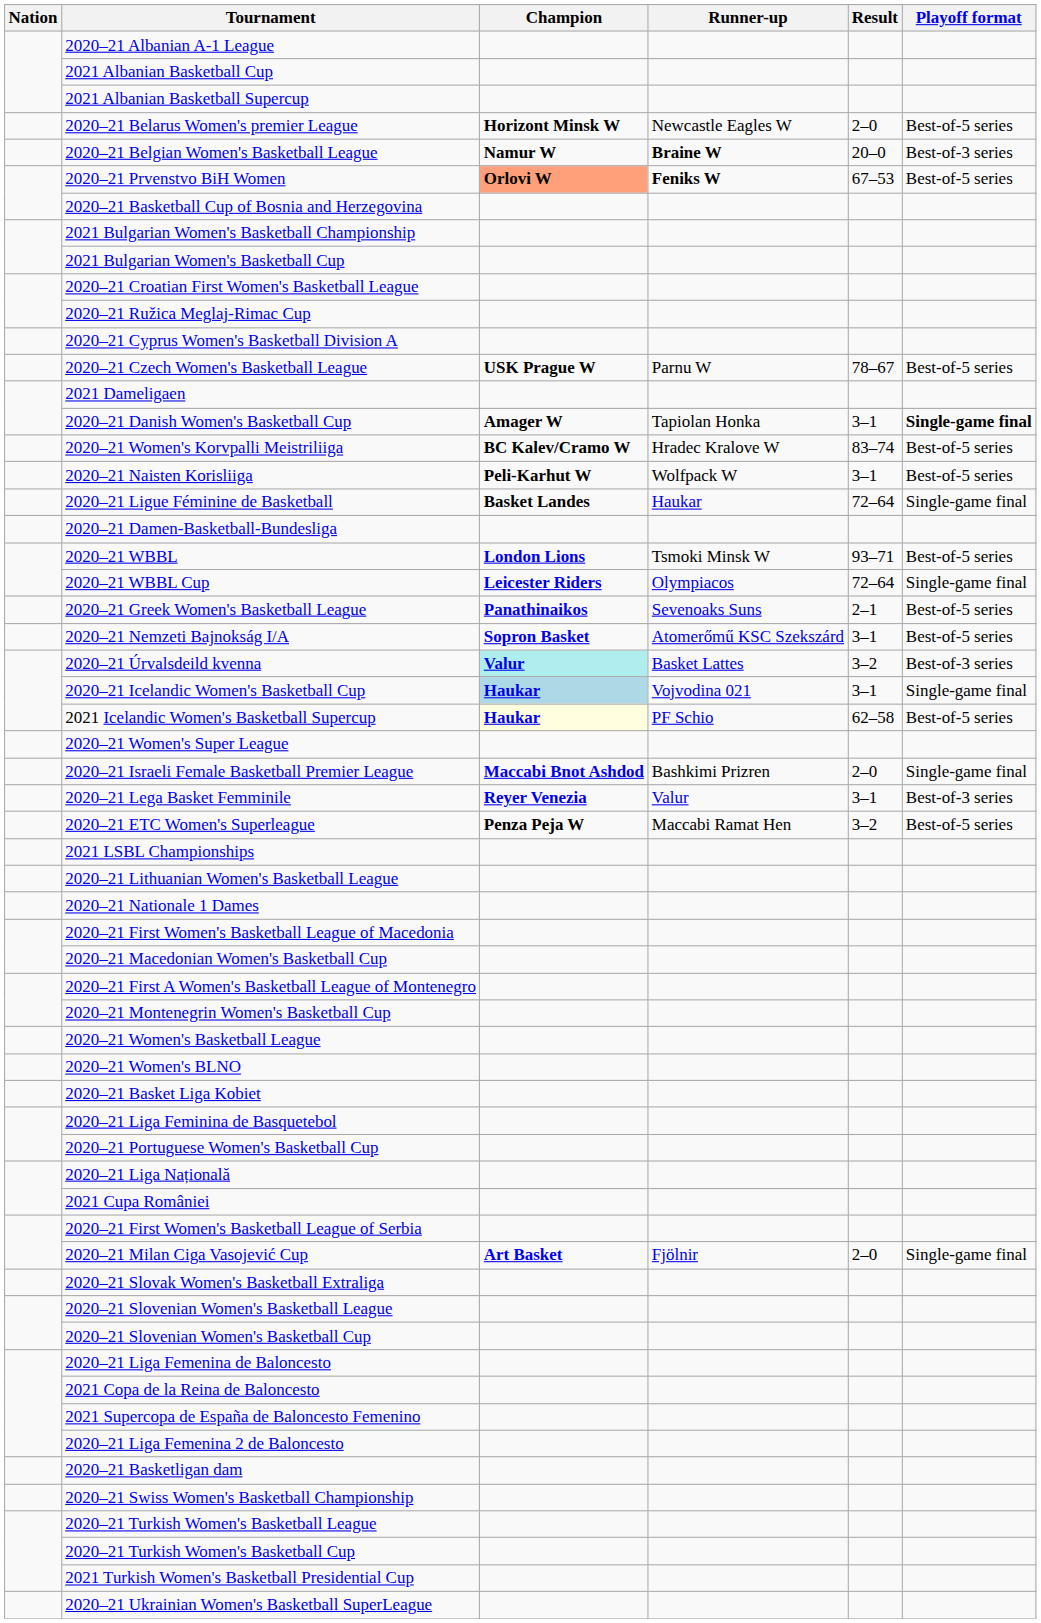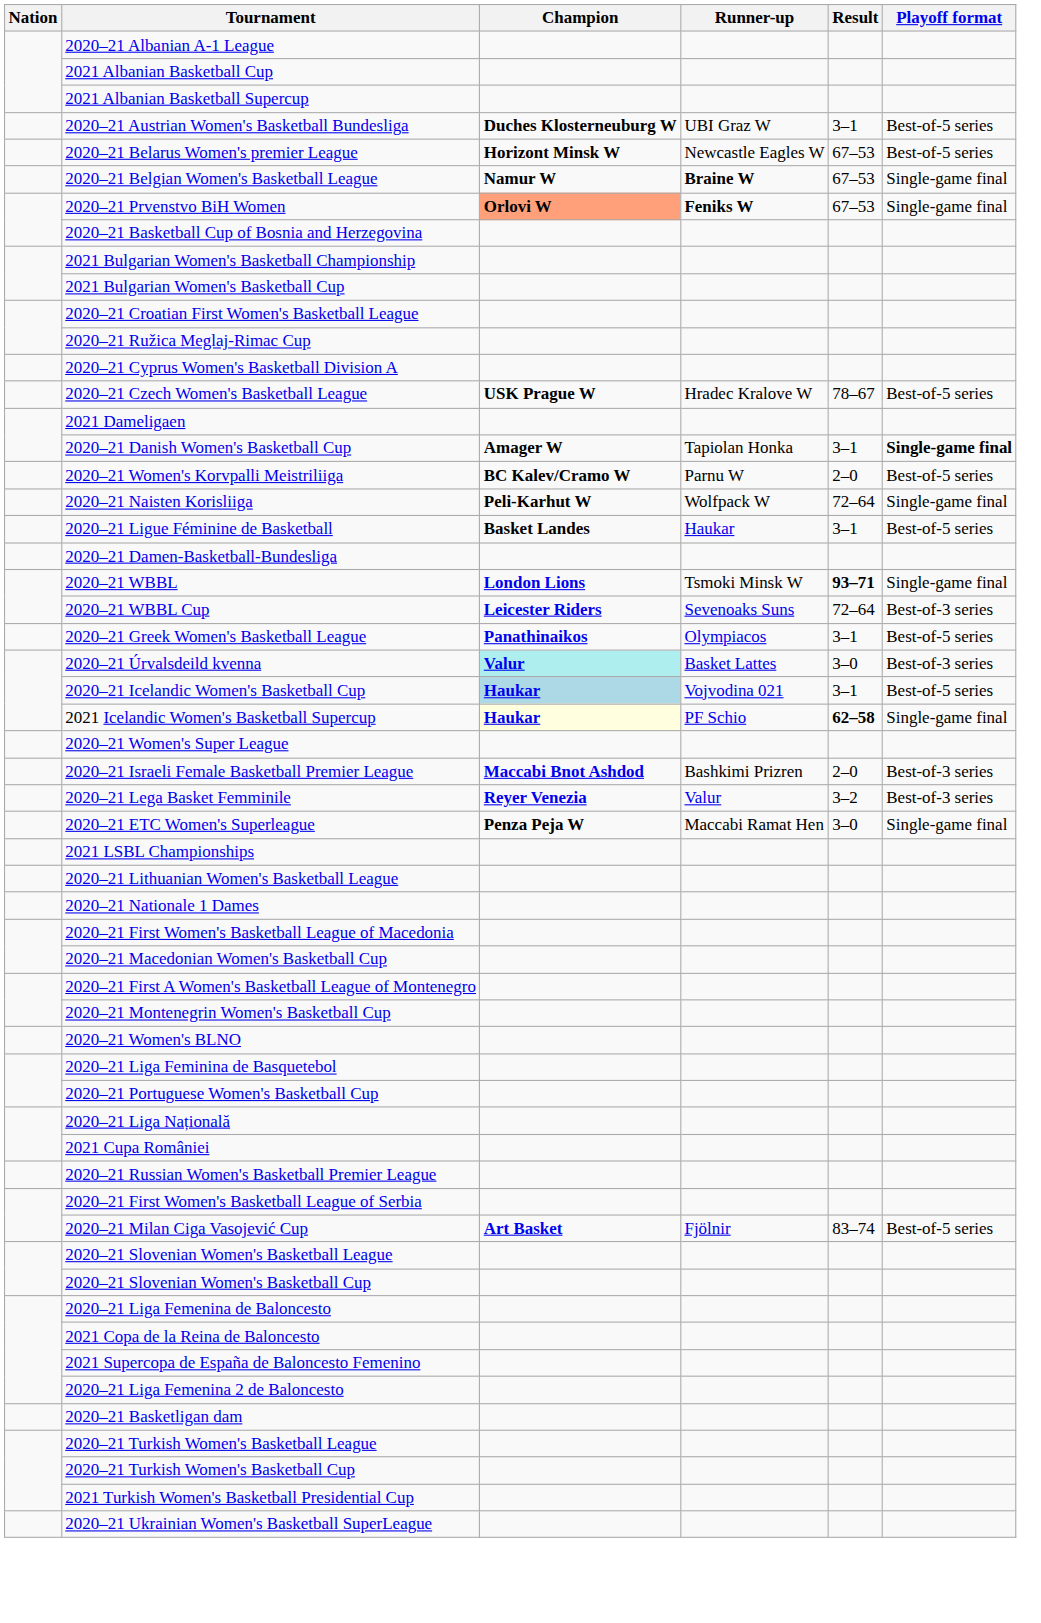+ row: (237, 125)
(865, 125) 2–0 -> (854, 152) 67–53
(869, 152) 20–0 -> (854, 179) 67–53
(959, 152) Best-of-3 series -> (947, 179) Single-game final
(959, 179) Best-of-5 series -> (947, 206) Single-game final
(682, 367) Parnu W -> (748, 394) Hradec Kralove W
(716, 448) Hradec Kralove W -> (714, 475) Parnu W
(873, 448) 83–74 -> (845, 475) 2–0
(865, 475) 3–1 -> (854, 502) 72–64
(959, 475) Best-of-5 series -> (947, 502) Single-game final
(873, 502) 72–64 -> (845, 529) 3–1
(966, 502) Single-game final -> (940, 529) Best-of-5 series
(873, 555) normal -> (854, 582) bold
(959, 555) Best-of-5 series -> (947, 582) Single-game final
(693, 582) Olympiacos -> (739, 609) Sevenoaks Suns
(966, 582) Single-game final -> (940, 609) Best-of-3 series
(707, 609) Sevenoaks Suns -> (725, 636) Olympiacos
(865, 609) 2–1 -> (845, 636) 3–1
- row: (177, 636)
(865, 663) 3–2 -> (845, 663) 3–0
(966, 690) Single-game final -> (940, 690) Best-of-5 series
(873, 717) normal -> (854, 717) bold
(959, 717) Best-of-5 series -> (947, 717) Single-game final
(966, 771) Single-game final -> (940, 771) Best-of-3 series
(865, 797) 3–1 -> (845, 797) 3–2
(865, 824) 3–2 -> (845, 824) 3–0
(959, 824) Best-of-5 series -> (947, 824) Single-game final
- row: (193, 1040)
- row: (163, 1093)
+ row: (251, 1174)
(865, 1255) 2–0 -> (854, 1228) 83–74
(966, 1255) Single-game final -> (940, 1228) Best-of-5 series
- row: (225, 1282)
- row: (239, 1497)
